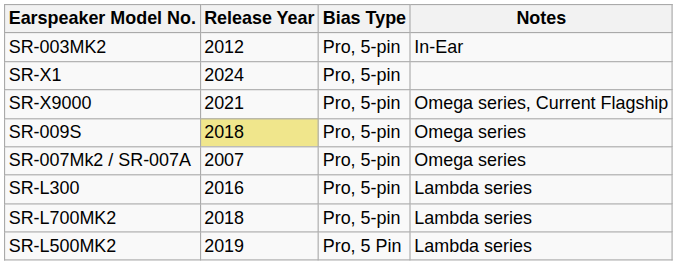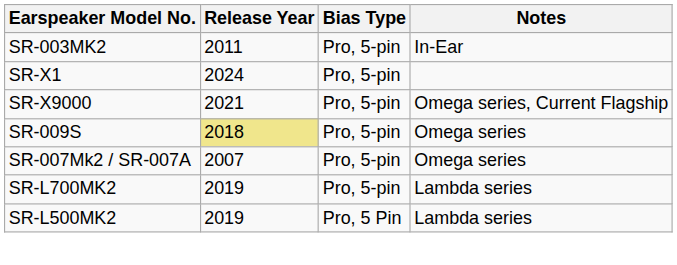(224, 47) 2012 -> (223, 47) 2011
- row: (44, 189)
(224, 217) 2018 -> (224, 189) 2019
